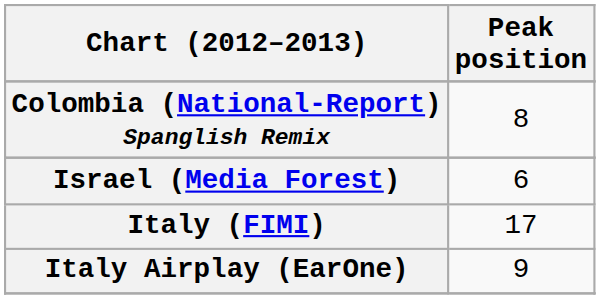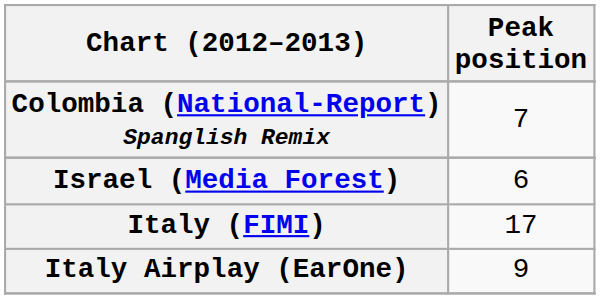(521, 120) 8 -> (521, 120) 7
